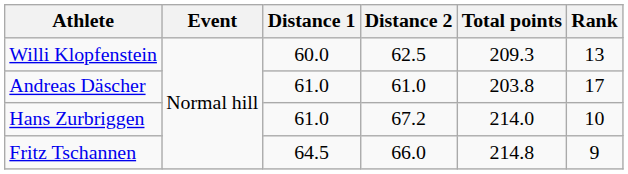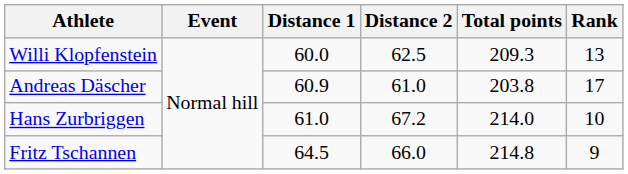(312, 86) 61.0 -> (312, 86) 60.9
